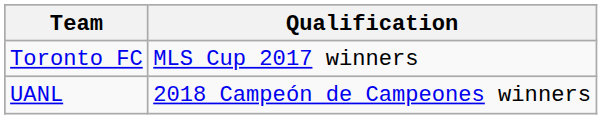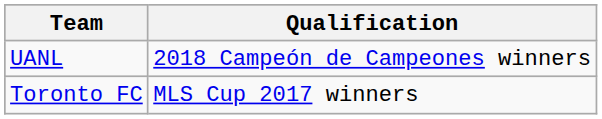rows swapped: (76, 59) <-> (37, 95)
